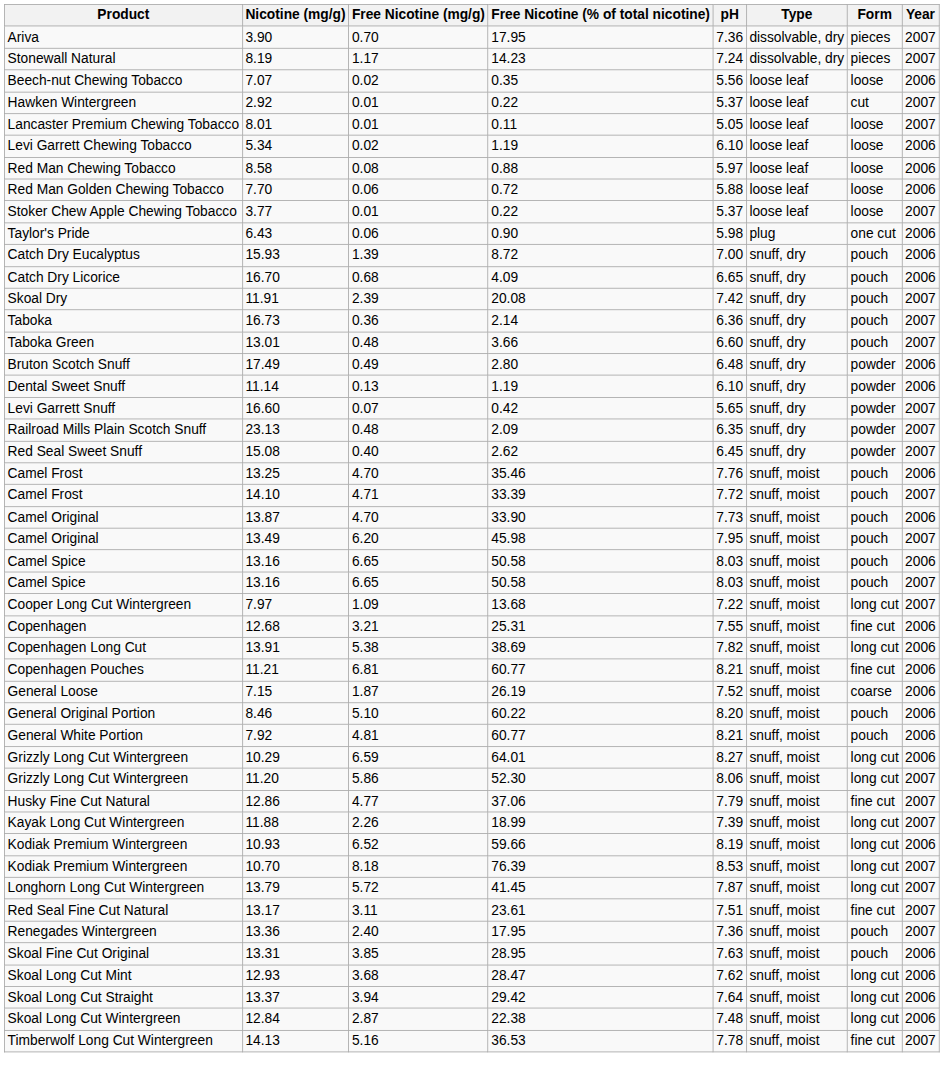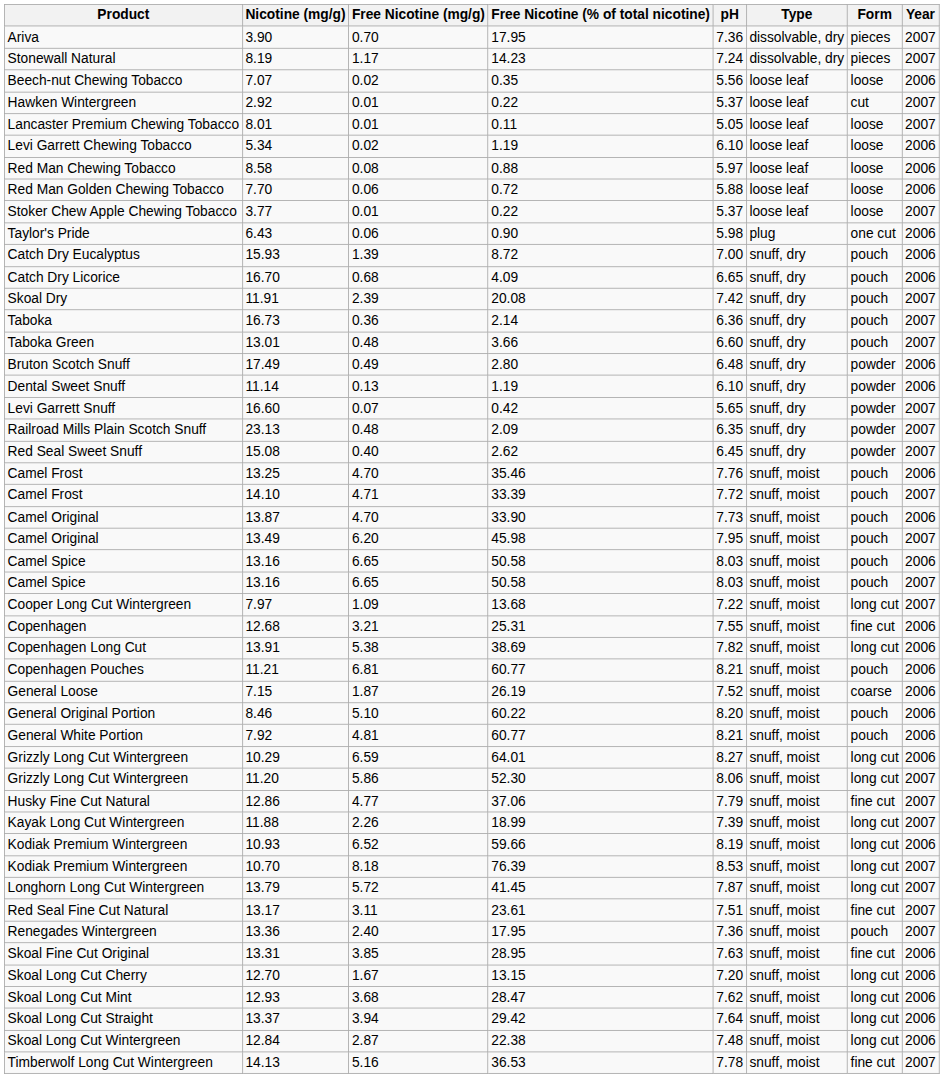(873, 670) fine cut -> (869, 670) pouch
(869, 953) pouch -> (873, 953) fine cut
+ row: (77, 975)
